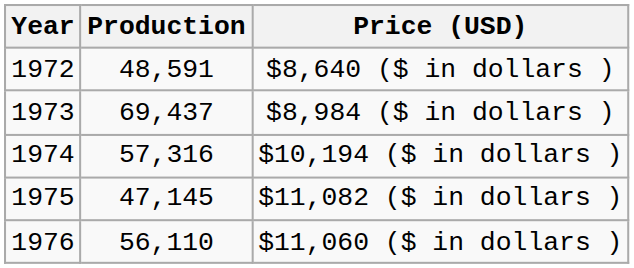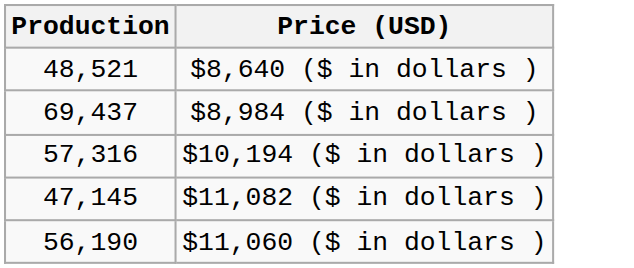- column: (43, 27)
(166, 70) 48,591 -> (90, 70) 48,521
(166, 242) 56,110 -> (90, 242) 56,190
